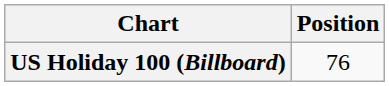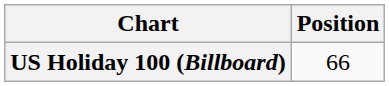(338, 61) 76 -> (338, 61) 66
